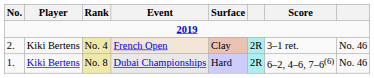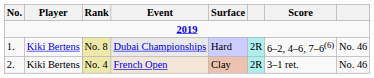rows swapped: (96, 63) <-> (96, 45)
